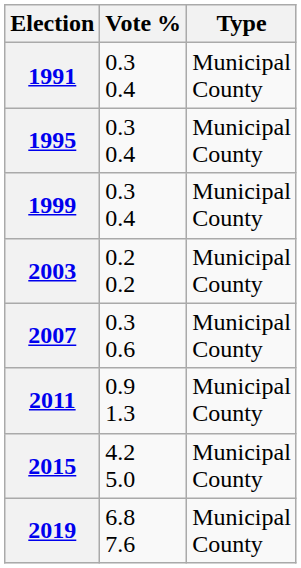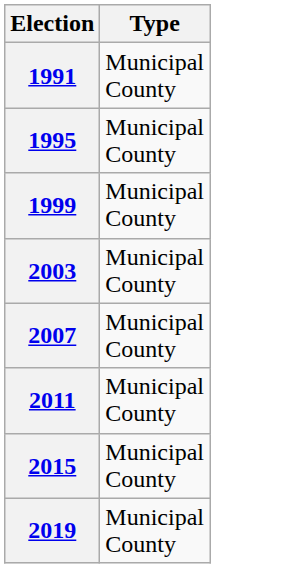- column: (143, 23)
